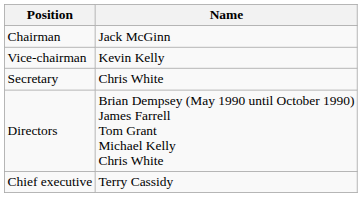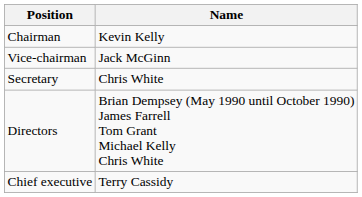(134, 36) Jack McGinn -> (131, 36) Kevin Kelly
(131, 57) Kevin Kelly -> (134, 57) Jack McGinn
